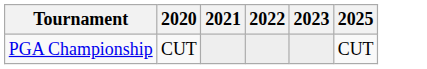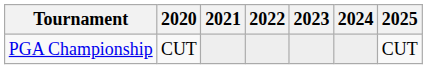+ column: (356, 19)
